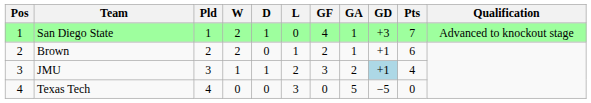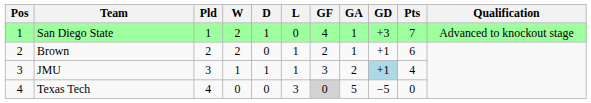(296, 70) 2 -> (296, 70) 1
(325, 88) no background -> (325, 88) lightgrey background
